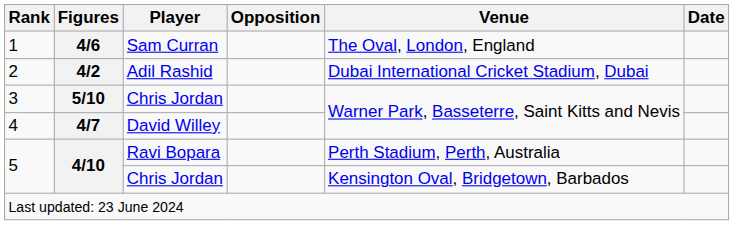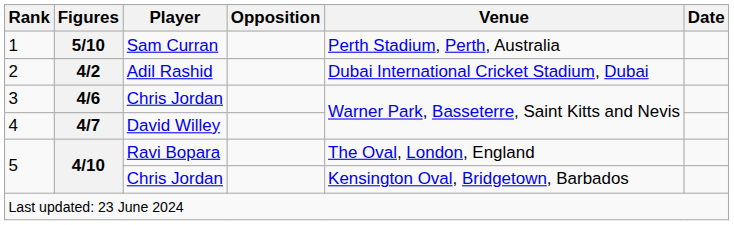(88, 44) 4/6 -> (88, 44) 5/10
(431, 44) The Oval, London, England -> (444, 44) Perth Stadium, Perth, Australia
(88, 98) 5/10 -> (88, 98) 4/6
(444, 152) Perth Stadium, Perth, Australia -> (431, 152) The Oval, London, England
